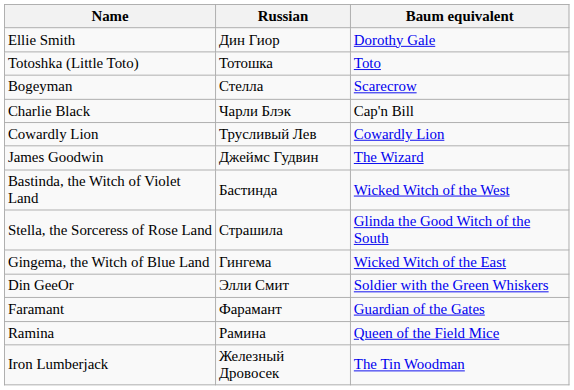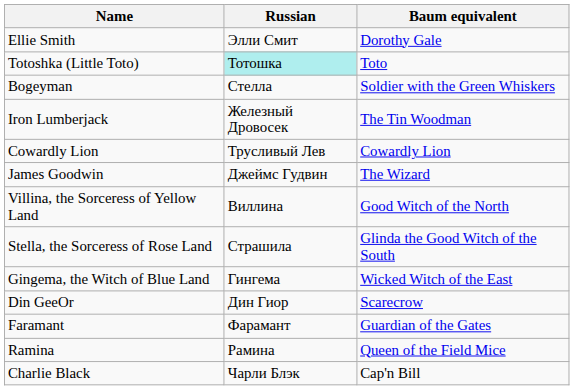(249, 39) Дин Гиор -> (263, 39) Элли Смит
(246, 63) no background -> (255, 63) paleturquoise background
(385, 87) Scarecrow -> (458, 87) Soldier with the Green Whiskers
rows swapped: (58, 364) <-> (49, 110)
- row: (94, 189)
+ row: (102, 206)
(254, 285) Элли Смит -> (258, 302) Дин Гиор
(451, 285) Soldier with the Green Whiskers -> (392, 302) Scarecrow
